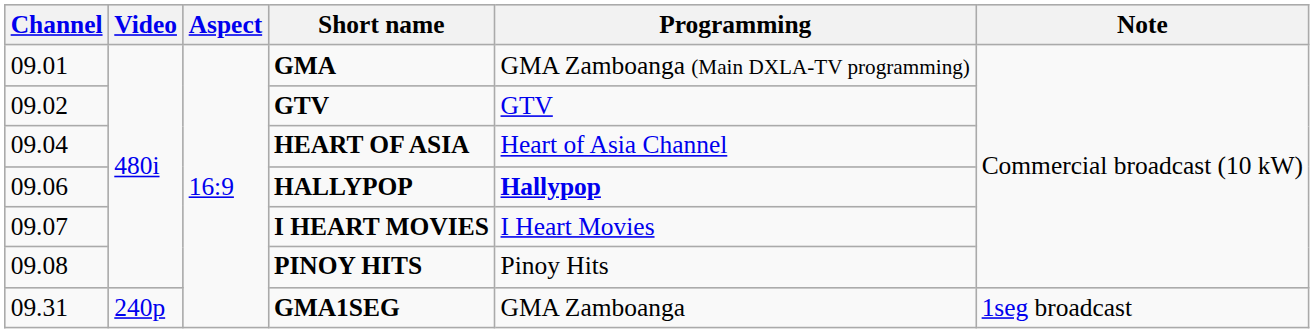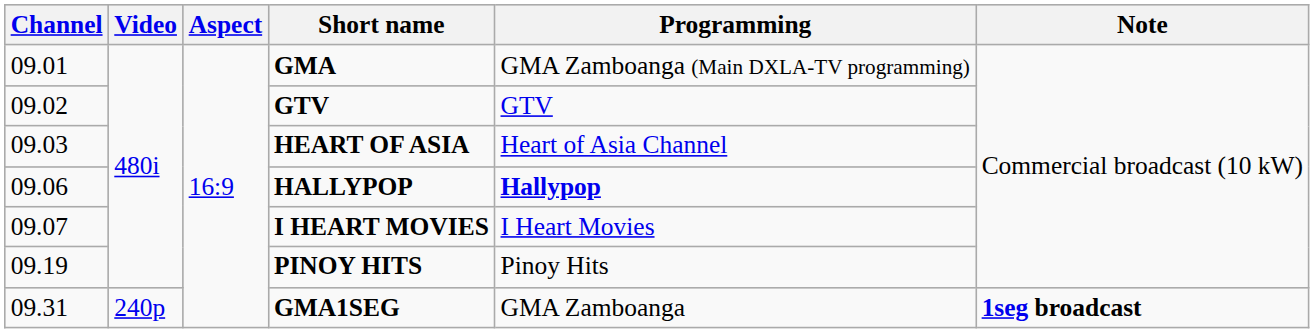(39, 145) 09.04 -> (39, 145) 09.03
(39, 266) 09.08 -> (39, 266) 09.19
(1057, 307) normal -> (1062, 307) bold
